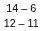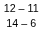rows swapped: (21, 8) <-> (21, 23)
